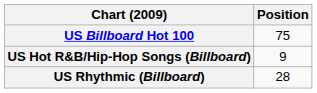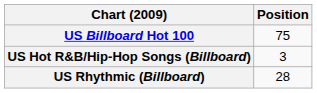(283, 56) 9 -> (283, 56) 3
